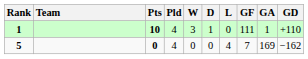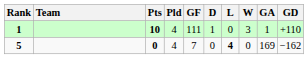columns swapped: (193, 12) <-> (247, 12)
(228, 45) normal -> (230, 45) bold
